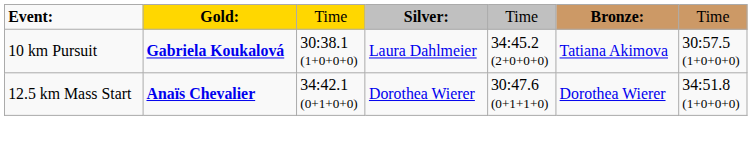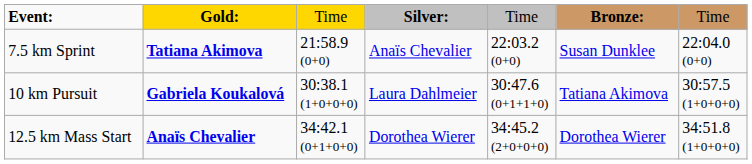+ row: (51, 51)
(520, 51) 34:45.2 (2+0+0+0) -> (520, 94) 30:47.6 (0+1+1+0)
(520, 94) 30:47.6 (0+1+1+0) -> (520, 136) 34:45.2 (2+0+0+0)
